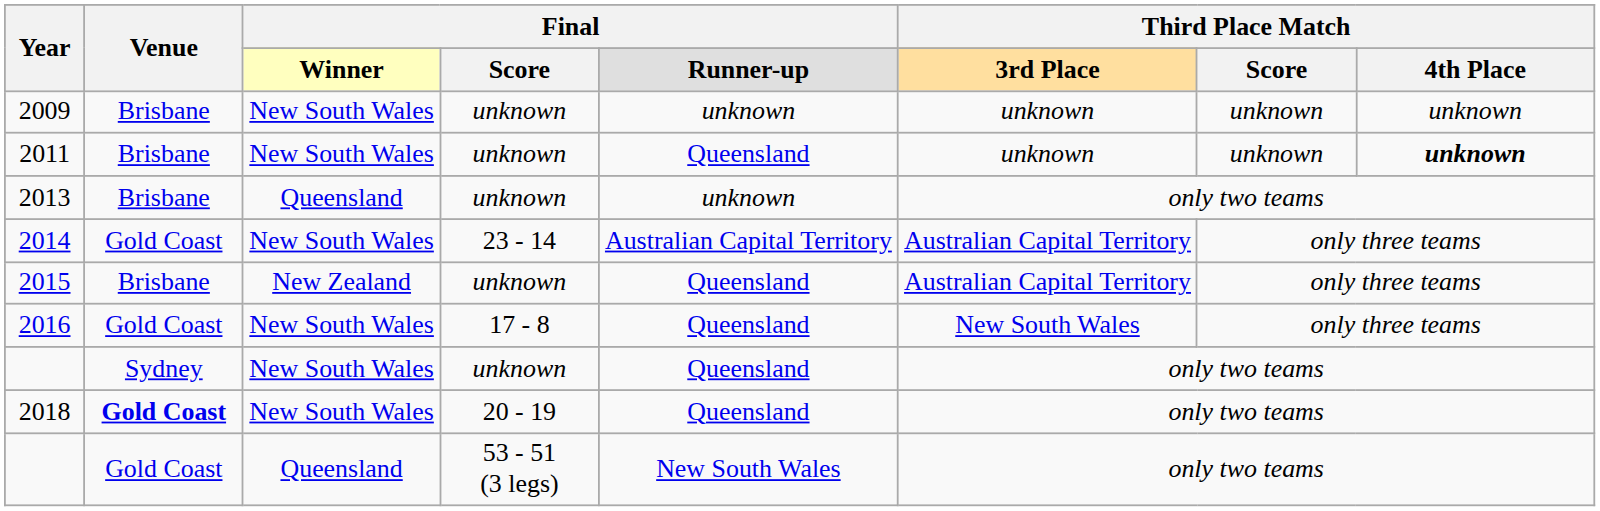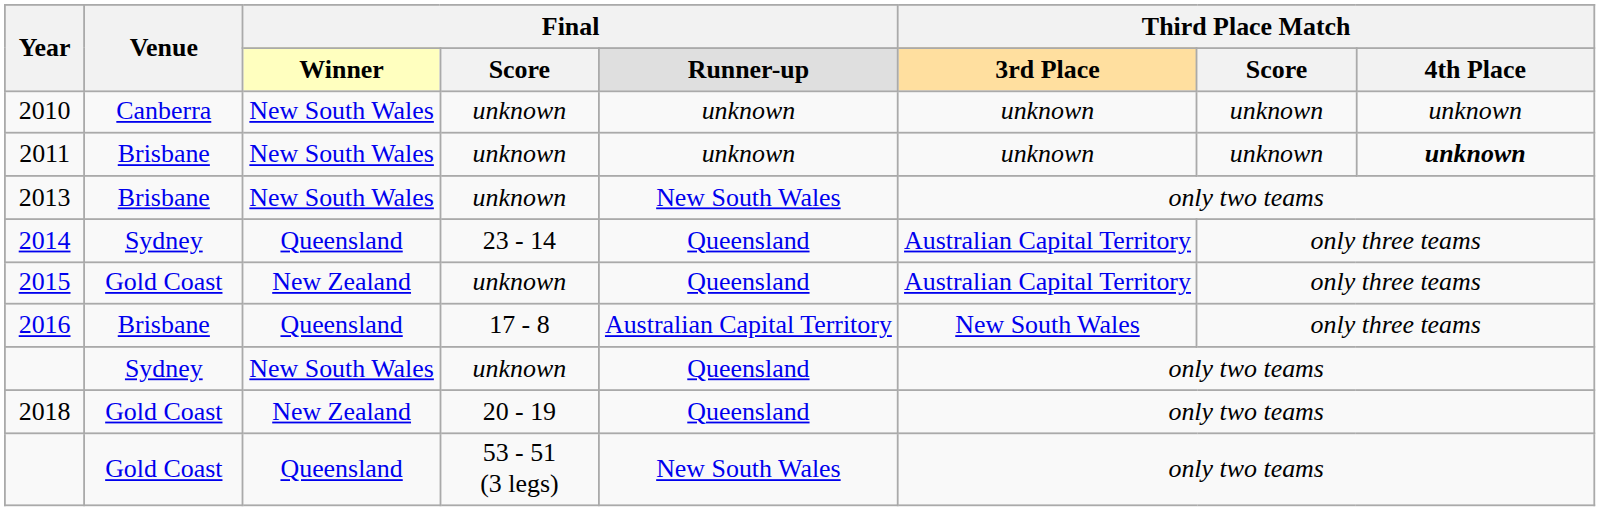- row: (45, 111)
+ row: (45, 111)
(748, 154) Queensland -> (748, 154) unknown
(342, 197) Queensland -> (342, 197) New South Wales
(748, 197) unknown -> (748, 197) New South Wales
(164, 240) Gold Coast -> (164, 240) Sydney
(342, 240) New South Wales -> (342, 240) Queensland
(748, 240) Australian Capital Territory -> (748, 240) Queensland
(164, 282) Brisbane -> (164, 282) Gold Coast
(164, 325) Gold Coast -> (164, 325) Brisbane
(342, 325) New South Wales -> (342, 325) Queensland
(748, 325) Queensland -> (748, 325) Australian Capital Territory
(164, 411) bold -> (164, 411) normal
(342, 411) New South Wales -> (342, 411) New Zealand
